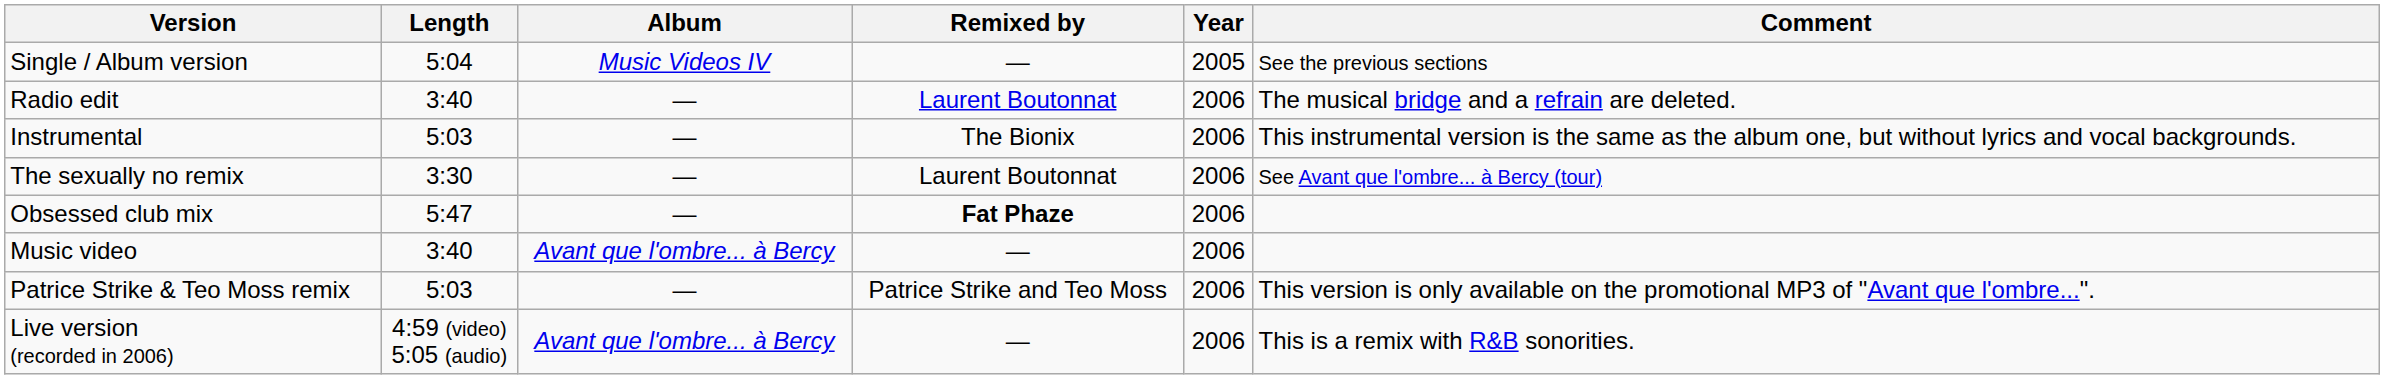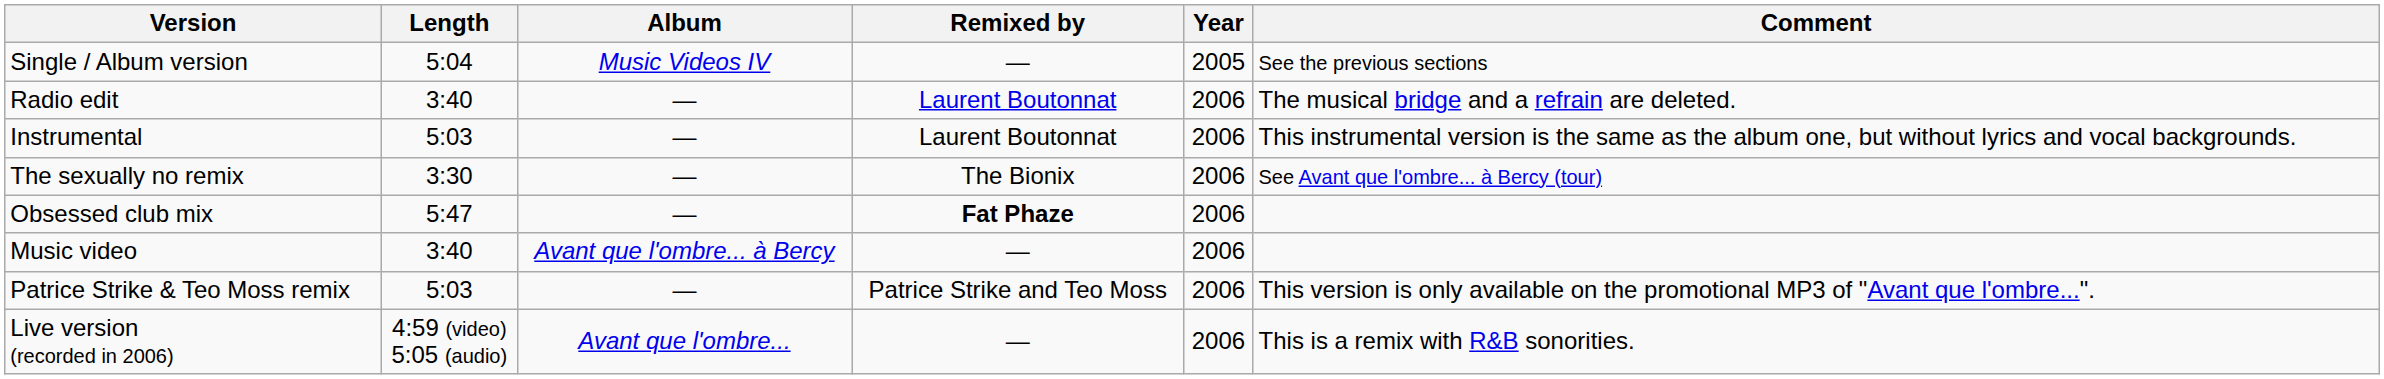(1018, 137) The Bionix -> (1018, 137) Laurent Boutonnat
(1018, 175) Laurent Boutonnat -> (1018, 175) The Bionix
(684, 341) Avant que l'ombre... à Bercy -> (684, 341) Avant que l'ombre...
